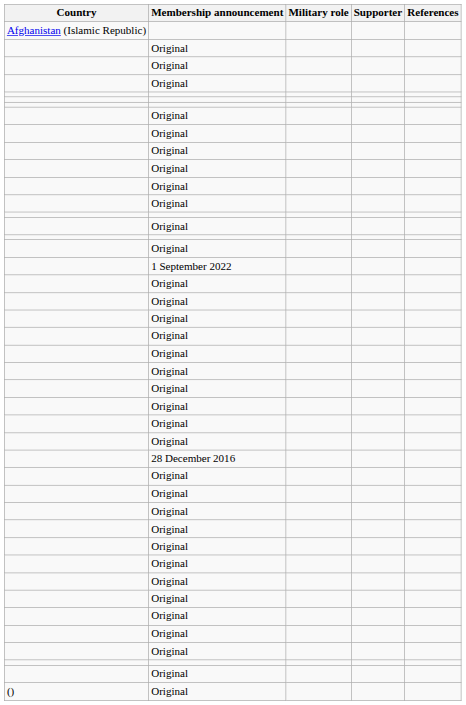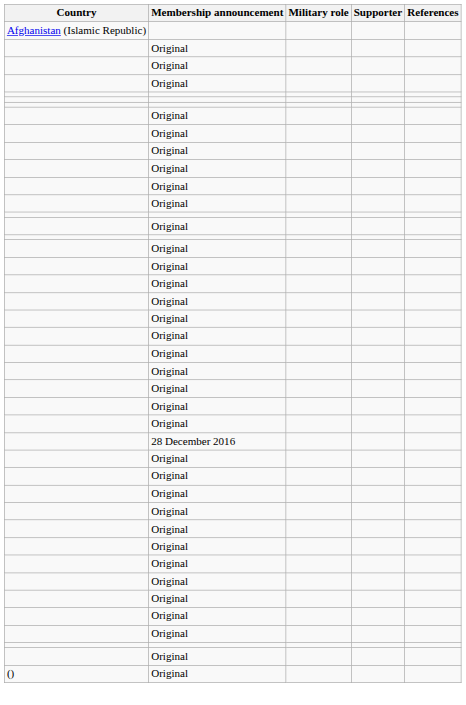- row: (76, 266)
